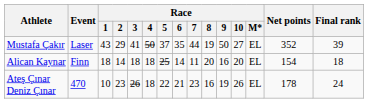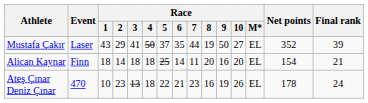(338, 62) 18 -> (338, 62) 21
(135, 84) 26 -> (135, 84) 13
